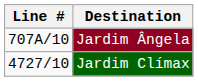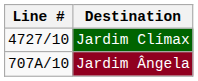rows swapped: (133, 64) <-> (133, 40)
